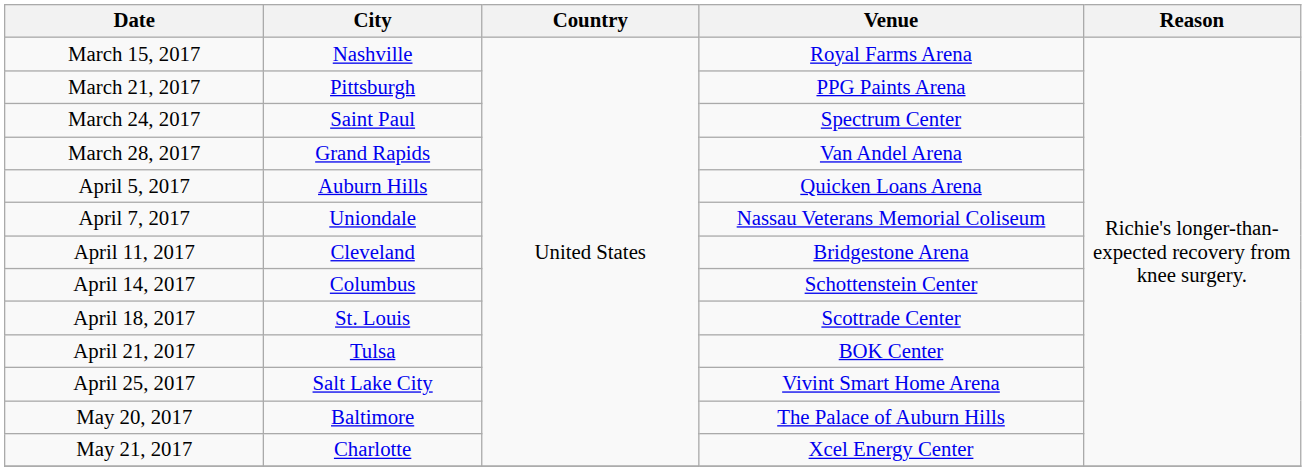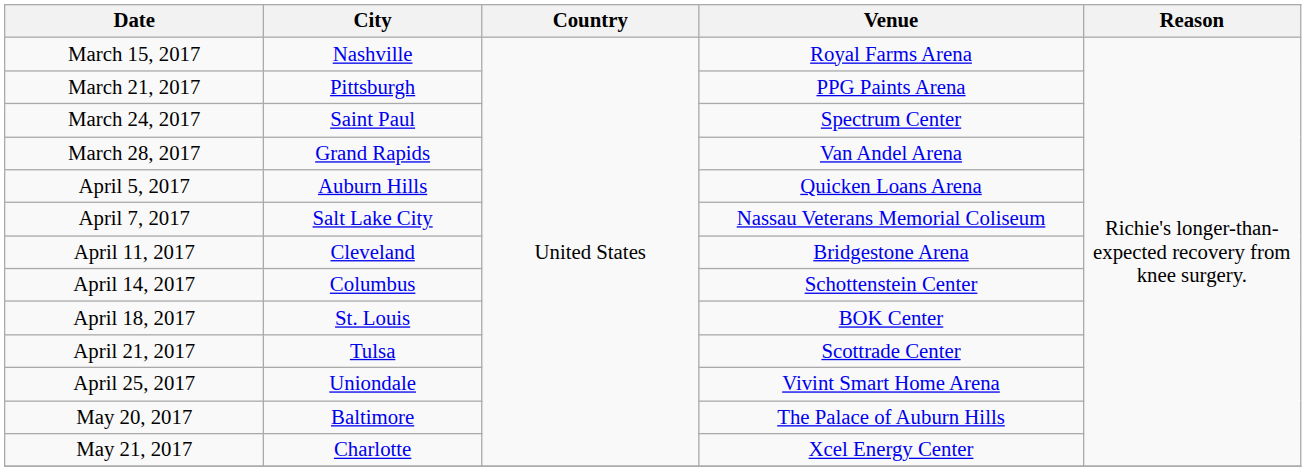(373, 218) Uniondale -> (373, 218) Salt Lake City
(891, 317) Scottrade Center -> (891, 317) BOK Center
(891, 350) BOK Center -> (891, 350) Scottrade Center
(373, 383) Salt Lake City -> (373, 383) Uniondale
